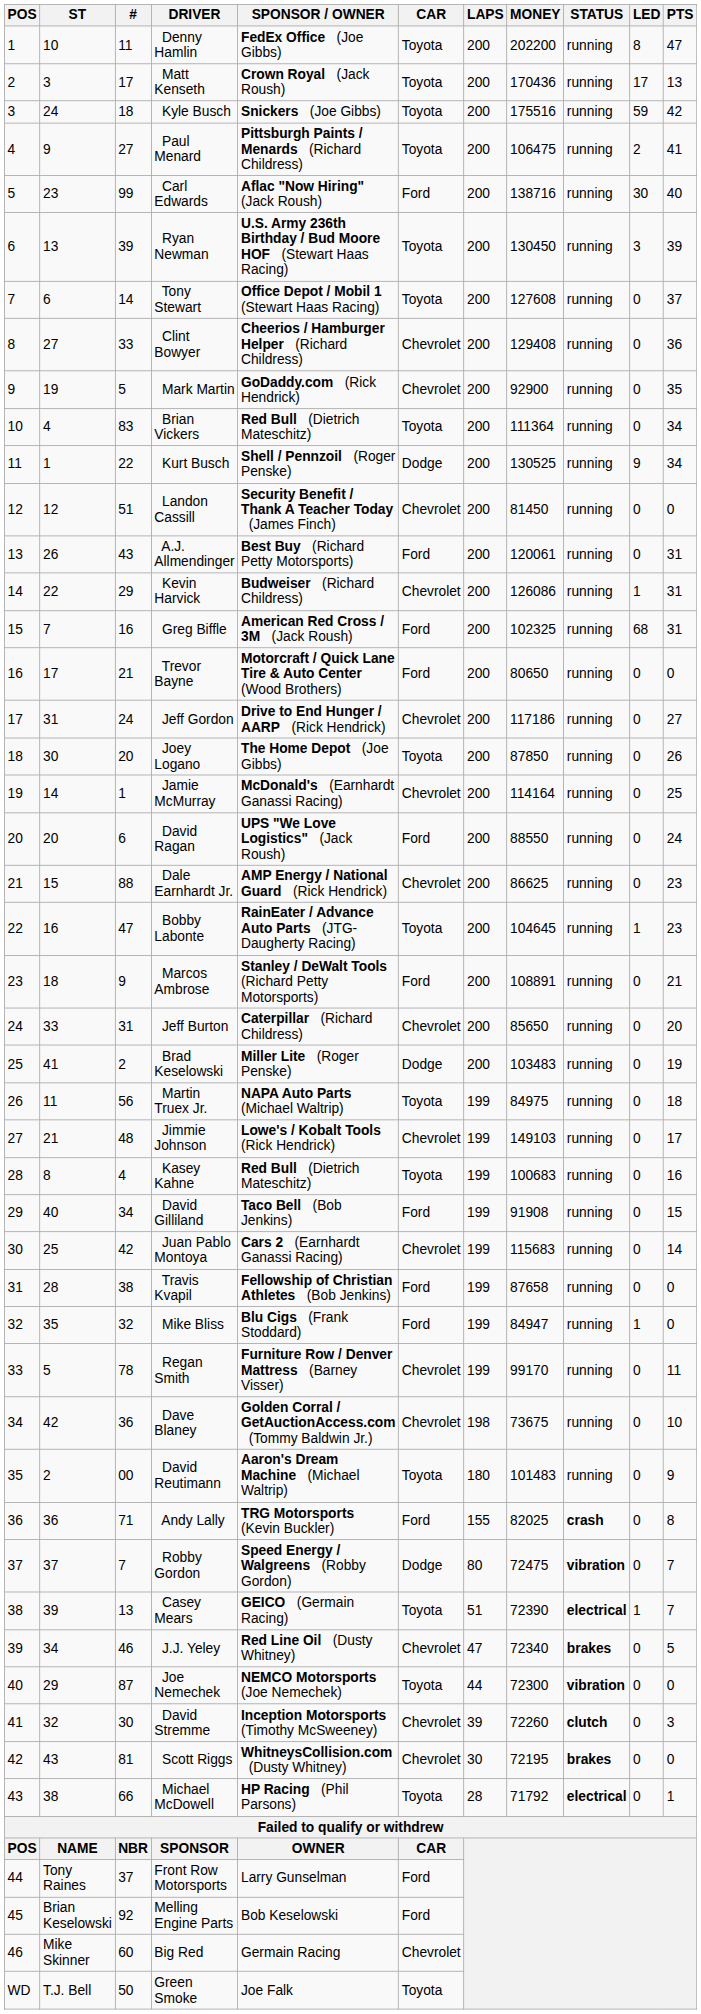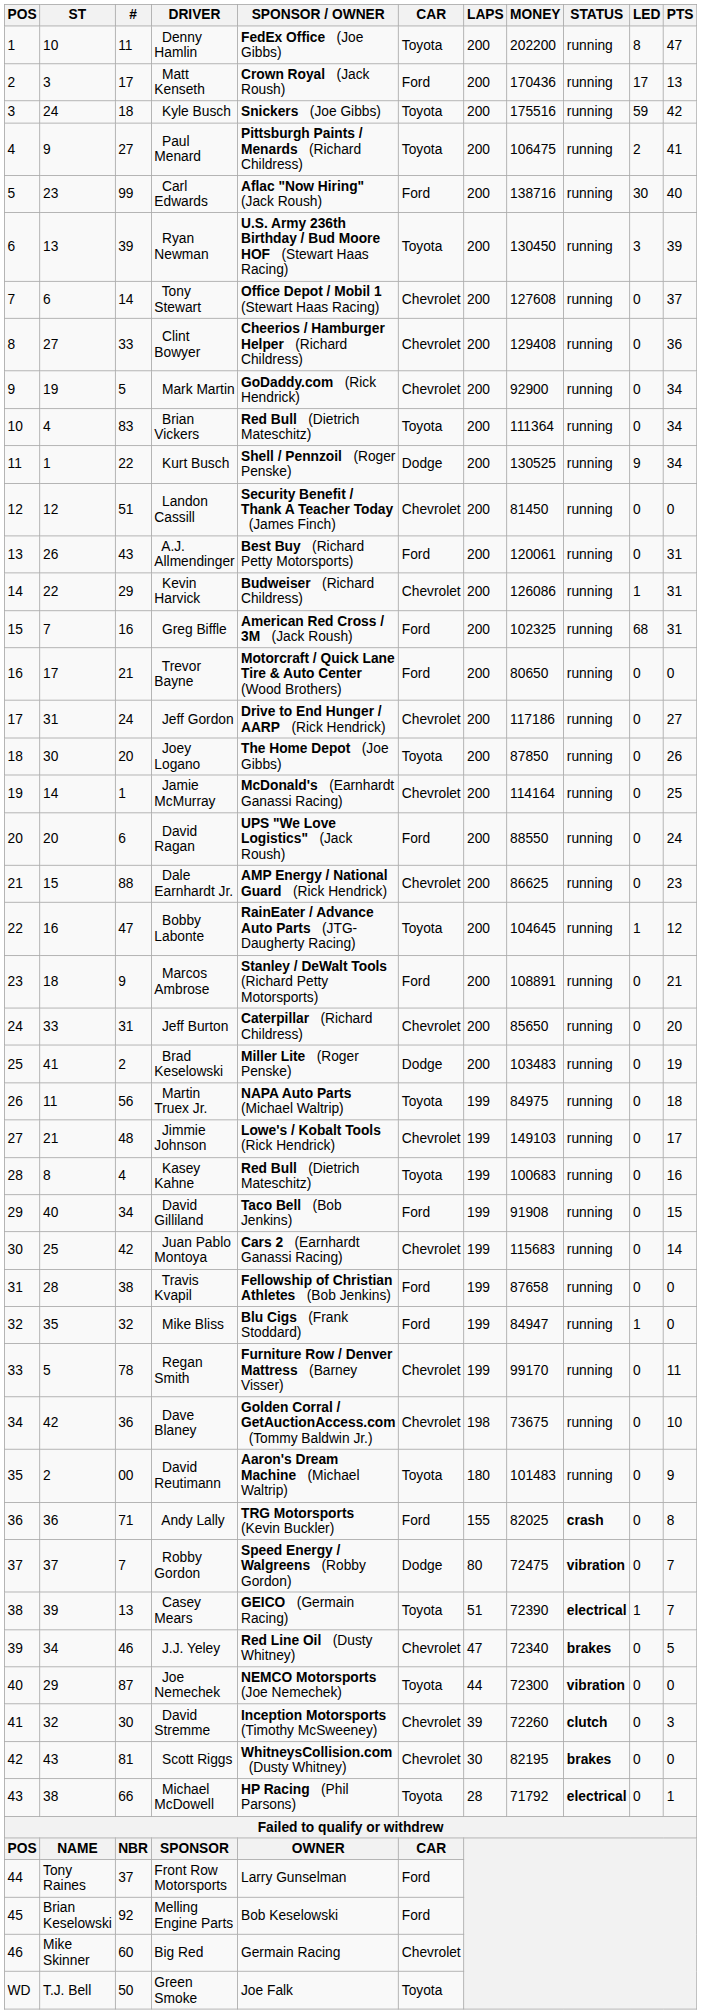(422, 82) Toyota -> (416, 82) Ford
(422, 299) Toyota -> (431, 299) Chevrolet
(674, 389) 35 -> (674, 389) 34
(674, 928) 23 -> (674, 928) 12
(529, 1760) 72195 -> (529, 1760) 82195
